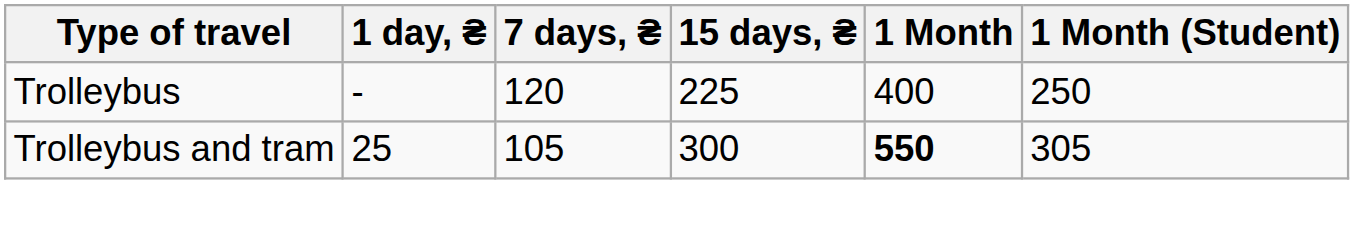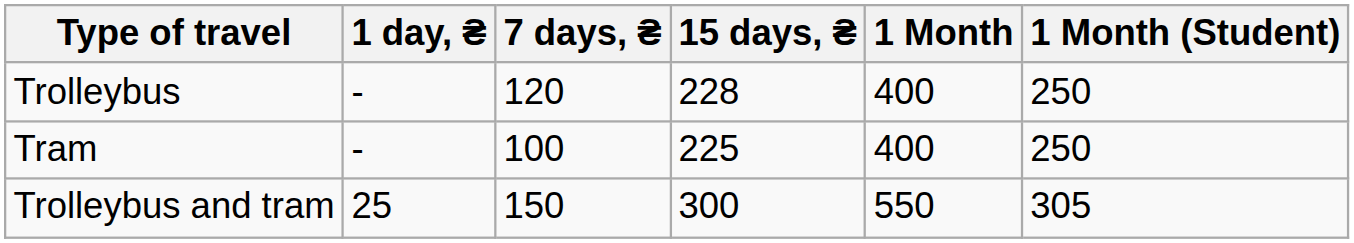(709, 91) 225 -> (709, 91) 228
+ row: (55, 149)
(534, 149) 105 -> (534, 206) 150
(904, 149) bold -> (904, 206) normal
